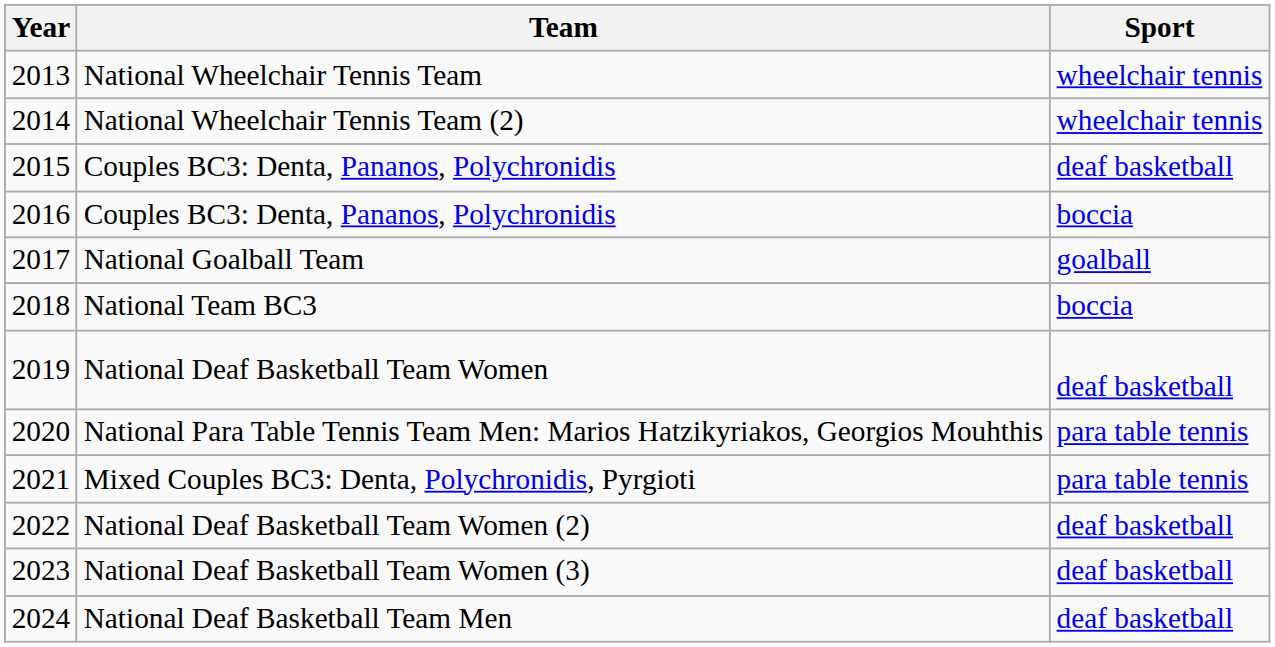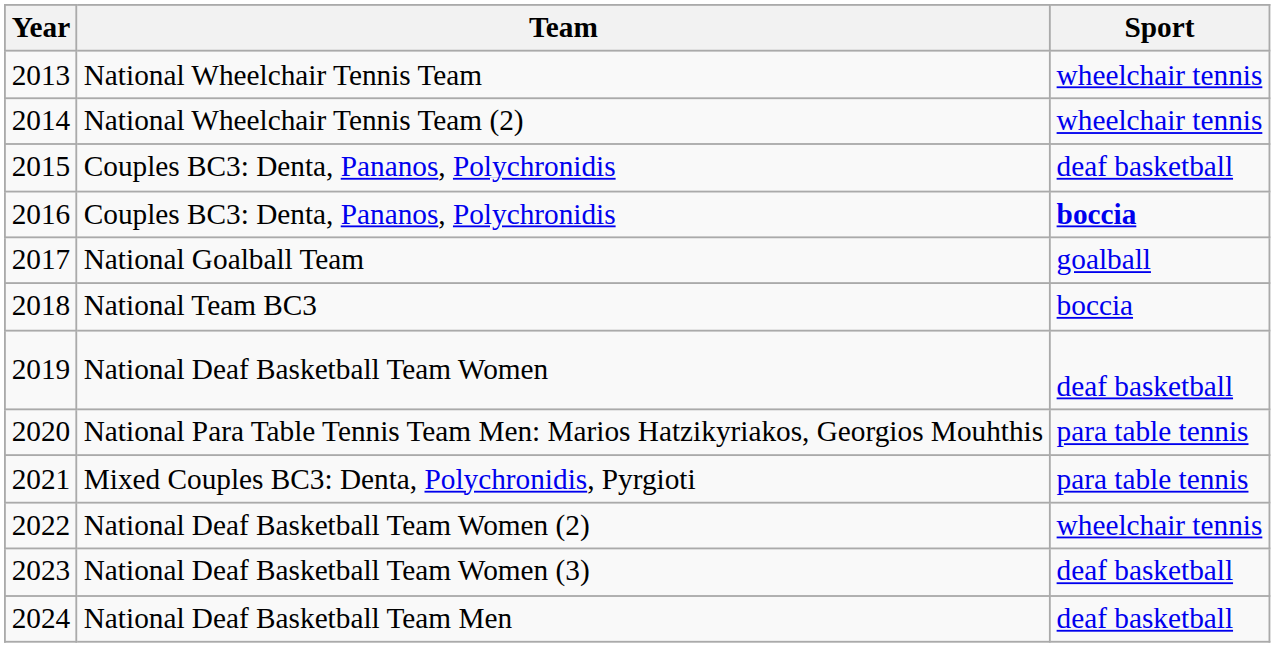(1095, 213) normal -> (1096, 213) bold
(1145, 525) deaf basketball -> (1159, 525) wheelchair tennis
